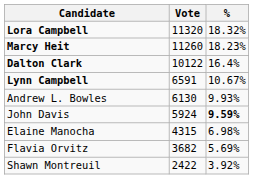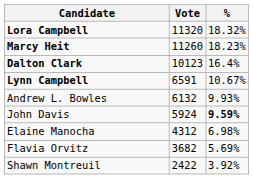(187, 64) 10122 -> (187, 64) 10123
(184, 98) 6130 -> (184, 98) 6132
(184, 132) 4315 -> (184, 132) 4312
